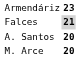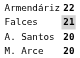(69, 8) 23 -> (69, 8) 22
